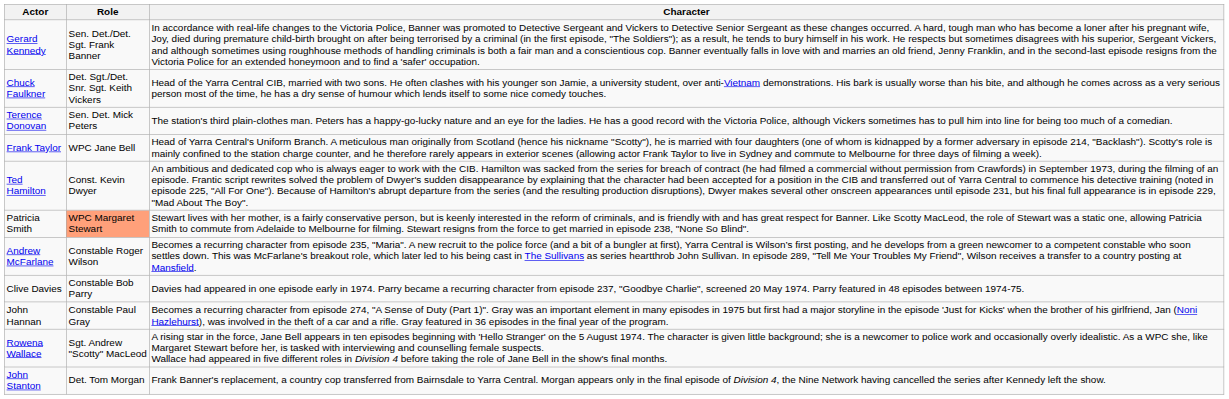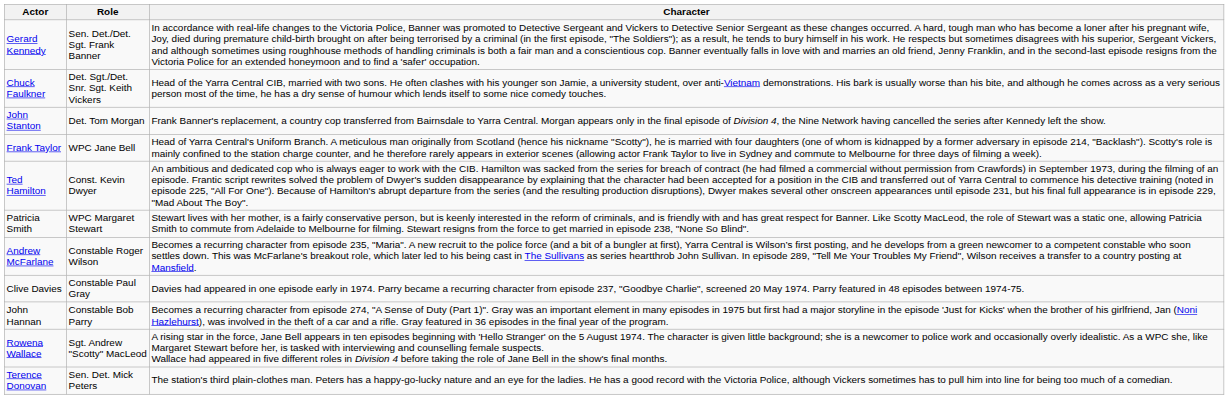rows swapped: (26, 120) <-> (24, 380)
(101, 223) lightsalmon background -> (101, 223) no background
(101, 288) Constable Bob Parry -> (102, 288) Constable Paul Gray
(102, 315) Constable Paul Gray -> (101, 315) Constable Bob Parry
